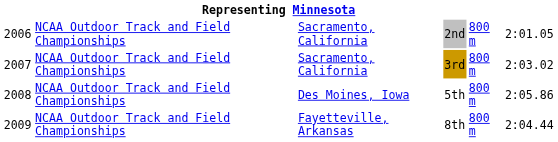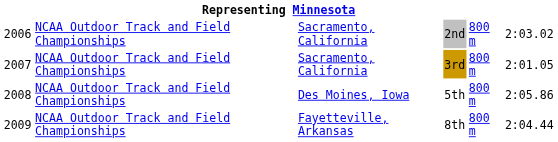(529, 34) 2:01.05 -> (529, 34) 2:03.02
(529, 64) 2:03.02 -> (529, 64) 2:01.05
